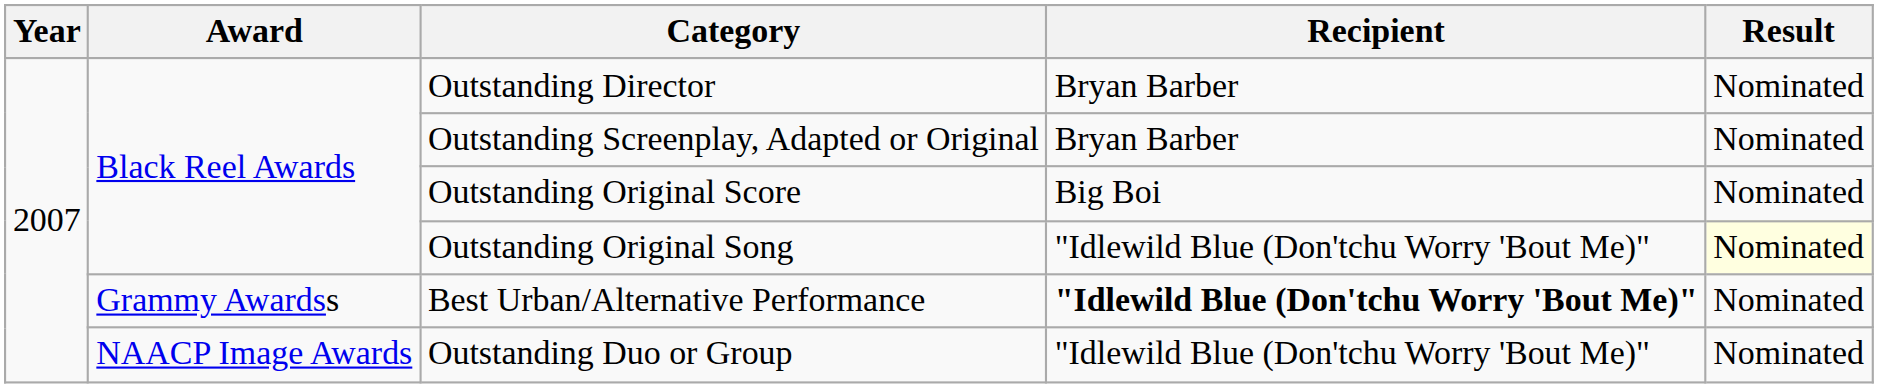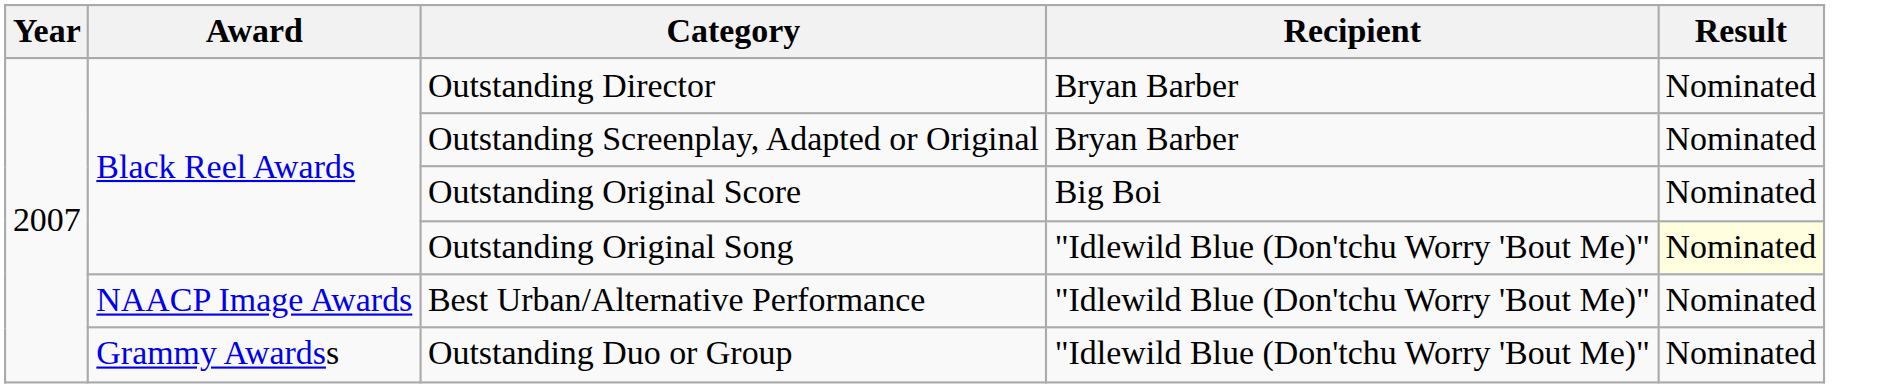(218, 300) Grammy Awardss -> (254, 300) NAACP Image Awards
(1376, 300) bold -> (1352, 300) normal
(254, 354) NAACP Image Awards -> (218, 354) Grammy Awardss
